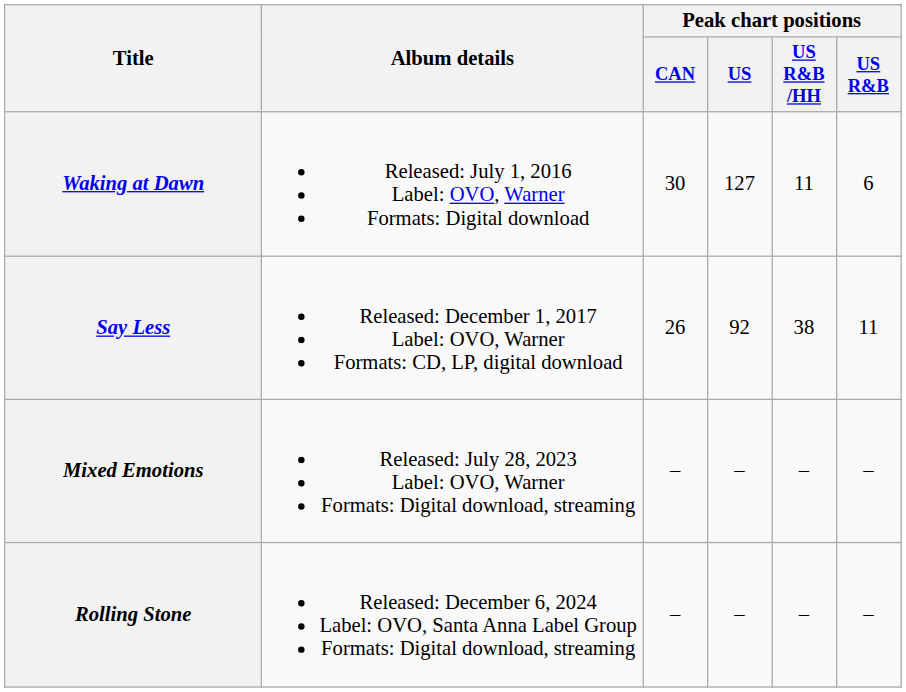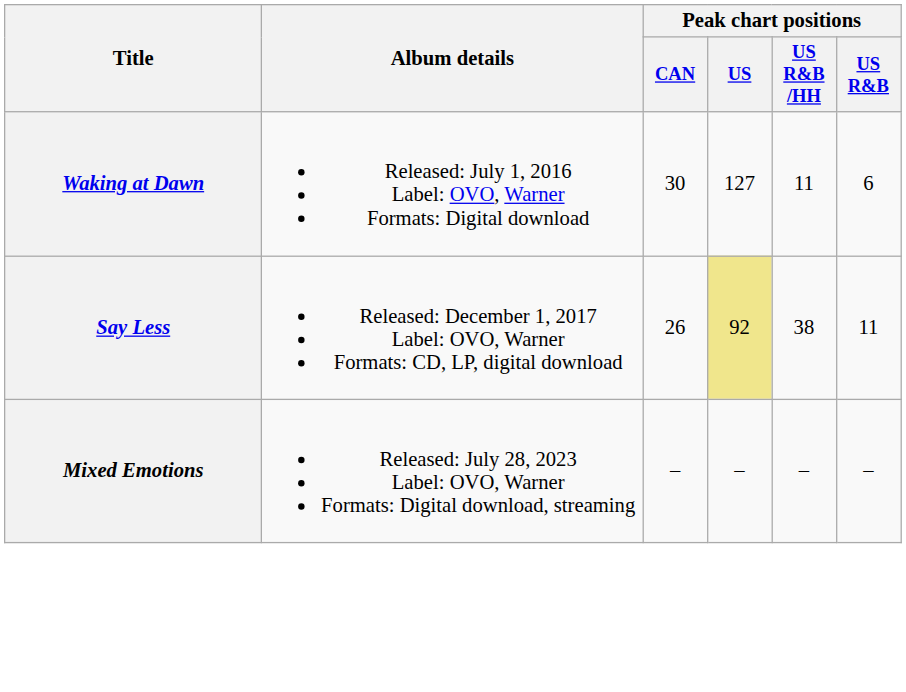(740, 327) no background -> (740, 327) khaki background
- row: (133, 614)
